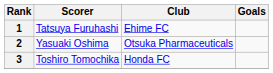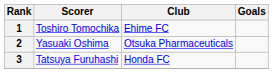(77, 28) Tatsuya Furuhashi -> (78, 28) Toshiro Tomochika
(78, 60) Toshiro Tomochika -> (77, 60) Tatsuya Furuhashi
